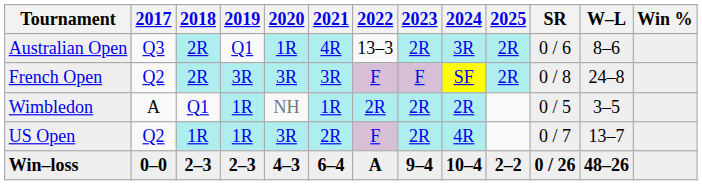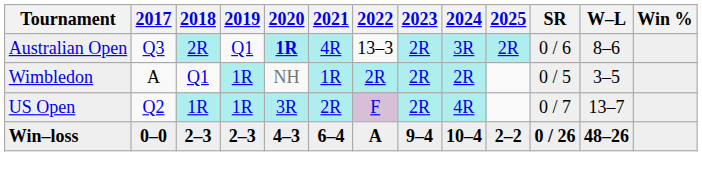(287, 47) normal -> (287, 47) bold
- row: (55, 77)
